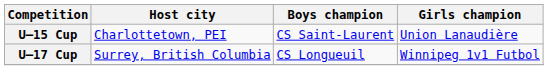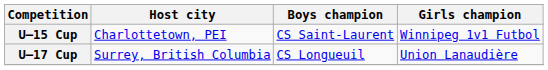(459, 34) Union Lanaudière -> (470, 34) Winnipeg 1v1 Futbol
(470, 54) Winnipeg 1v1 Futbol -> (459, 54) Union Lanaudière
